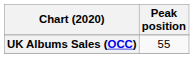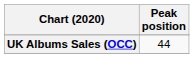(164, 44) 55 -> (164, 44) 44
